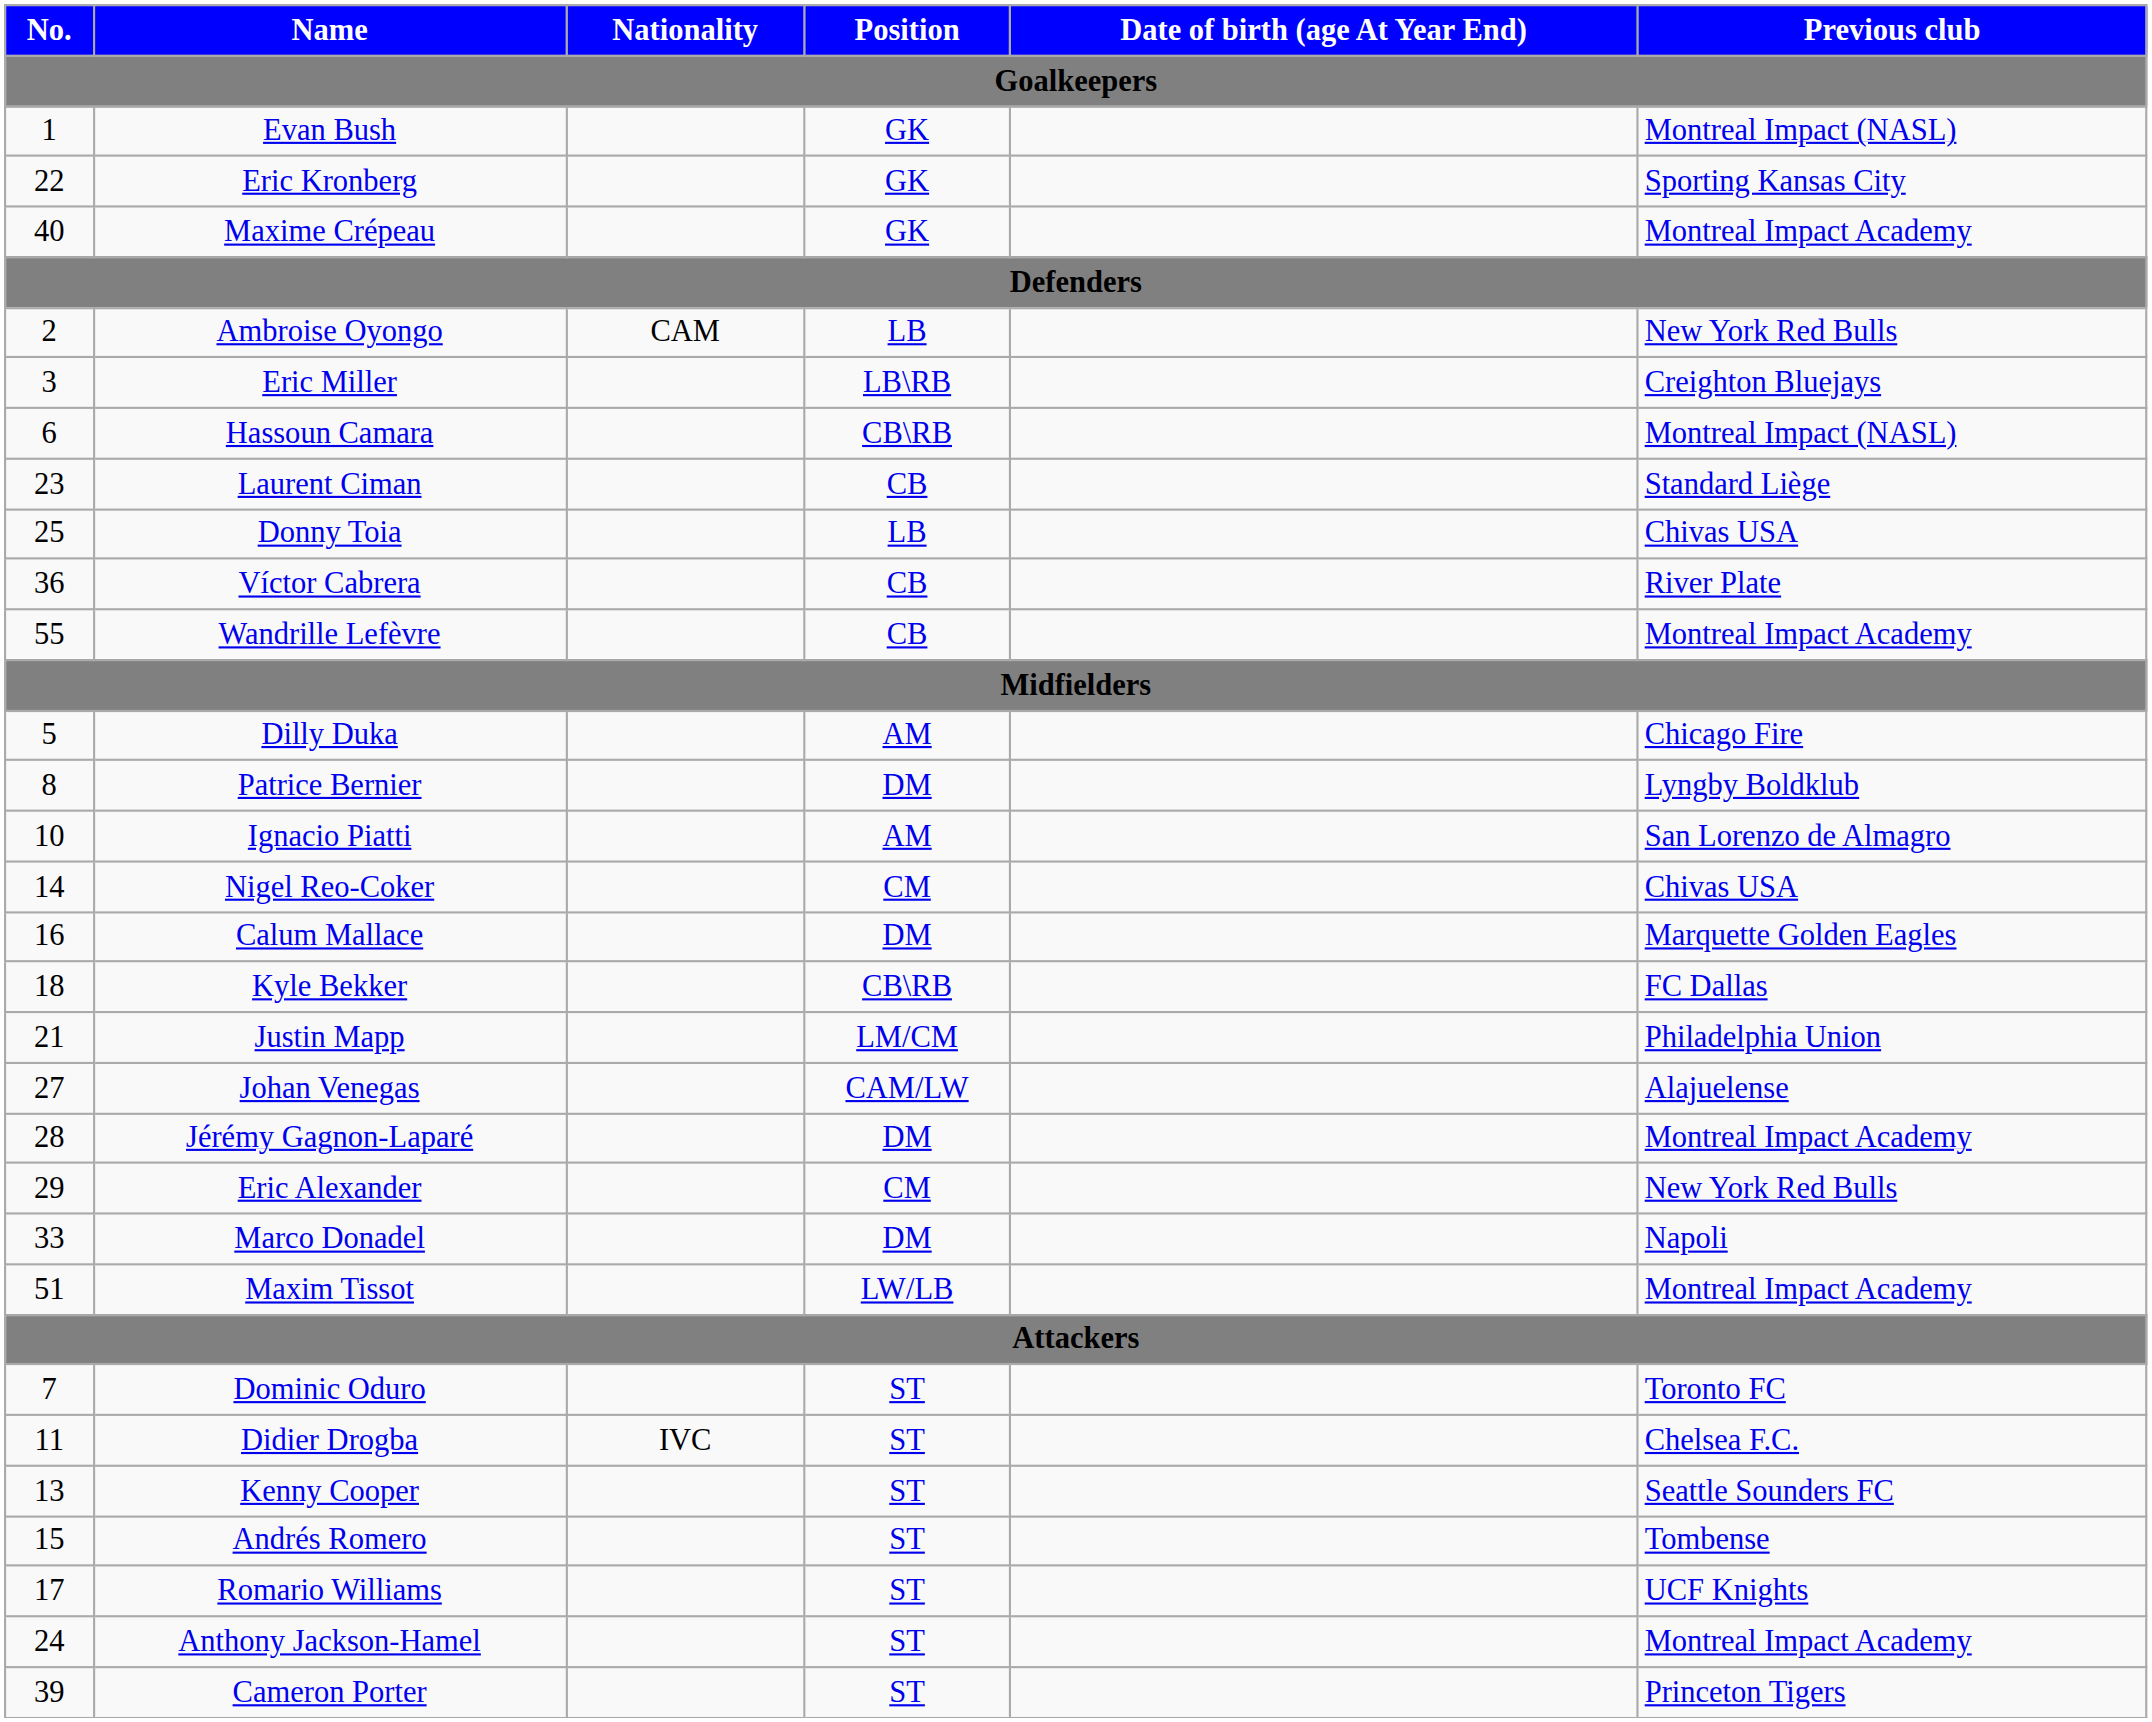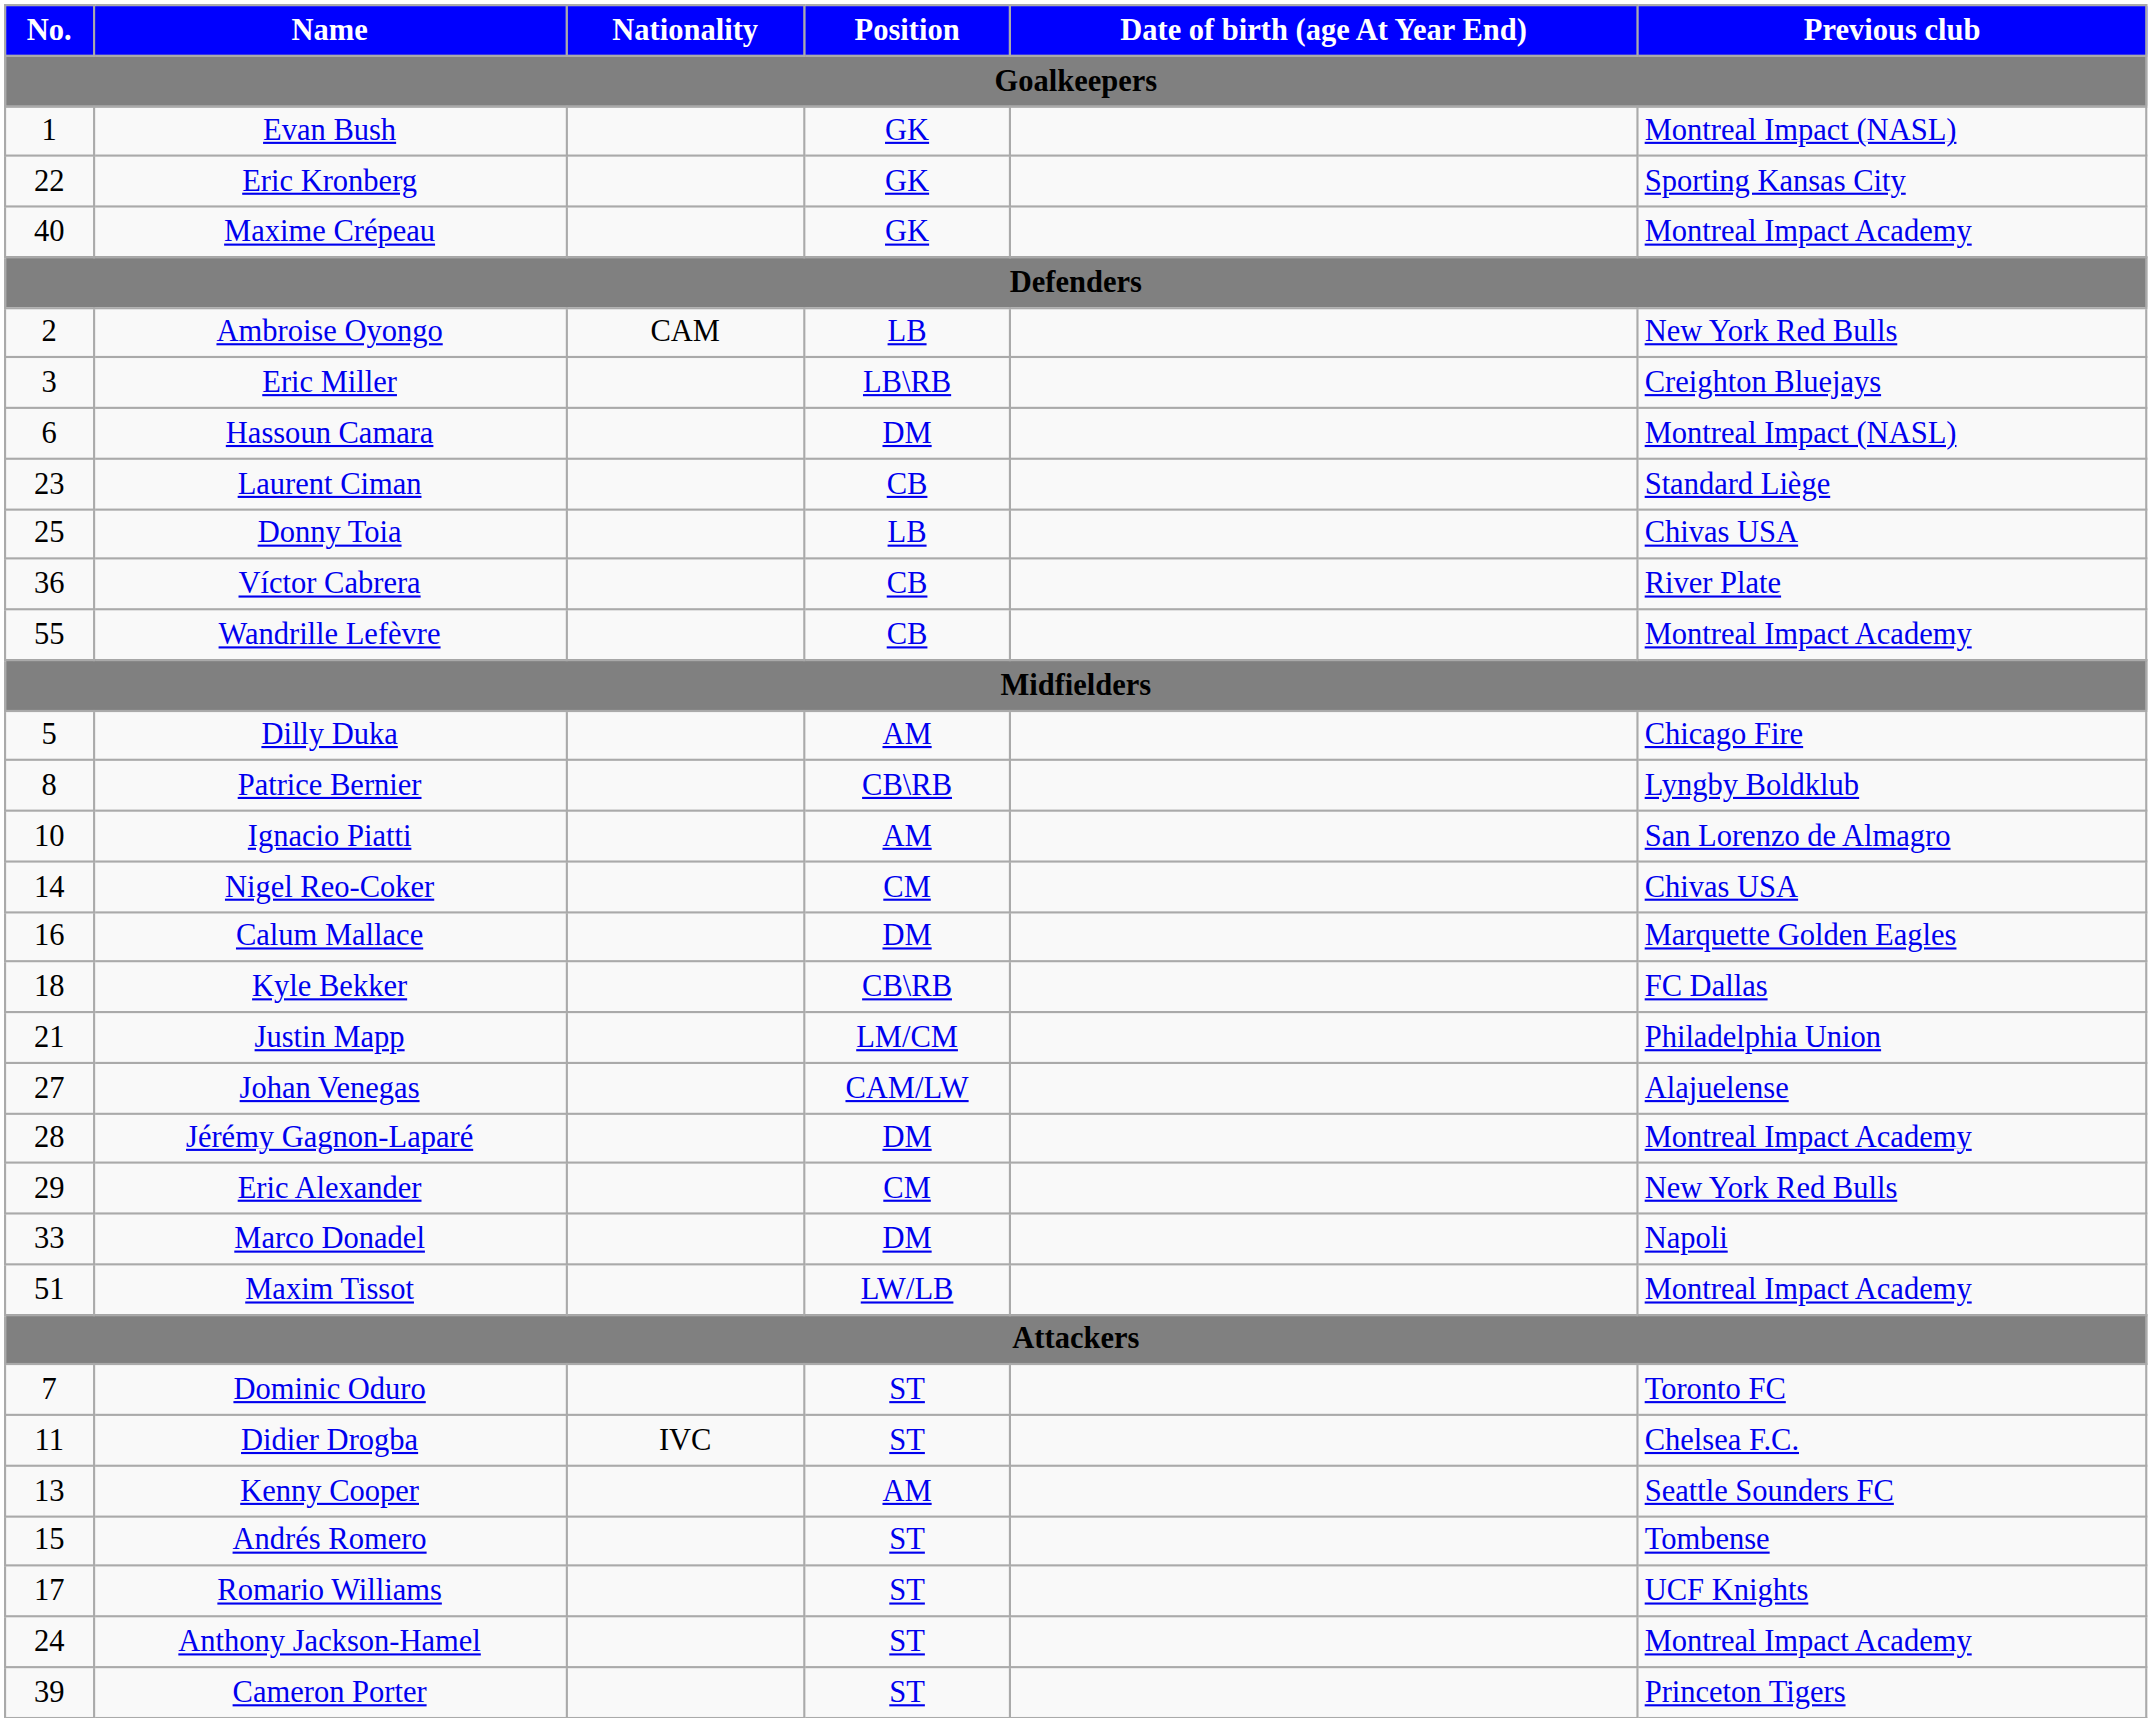(907, 432) CB\RB -> (907, 432) DM
(907, 785) DM -> (907, 785) CB\RB
(907, 1490) ST -> (907, 1490) AM
